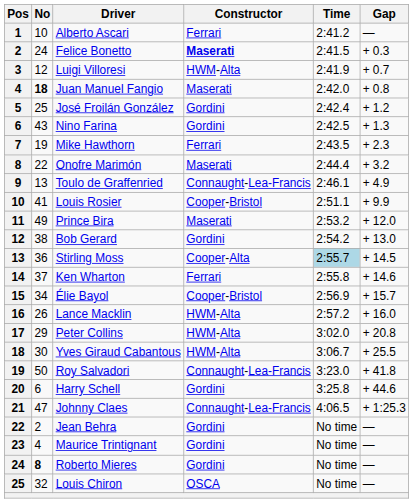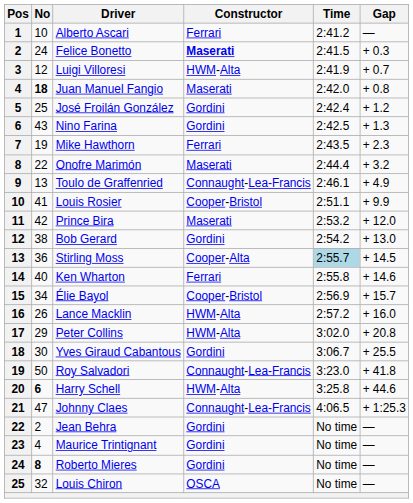(41, 220) 49 -> (41, 220) 42
(41, 277) 37 -> (41, 277) 40
(213, 352) HWM-Alta -> (205, 352) Gordini
(38, 389) normal -> (38, 389) bold
(205, 389) Gordini -> (213, 389) HWM-Alta
